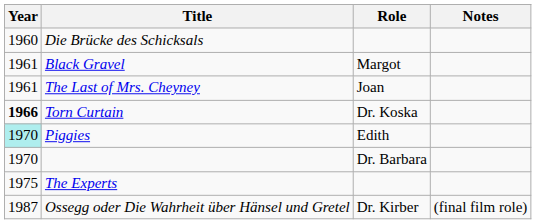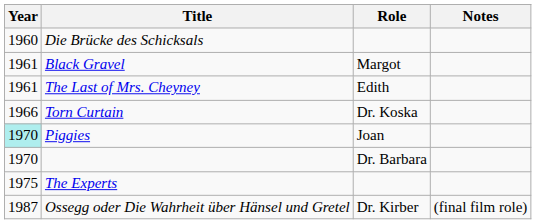(370, 87) Joan -> (373, 87) Edith
(23, 111) bold -> (23, 111) normal
(373, 135) Edith -> (370, 135) Joan
